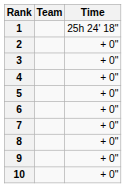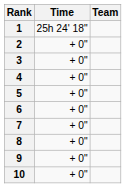columns swapped: (49, 12) <-> (93, 12)
